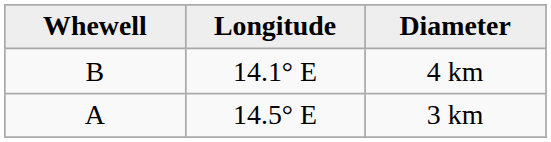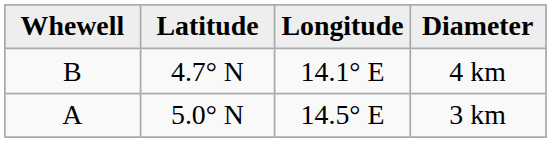+ column: (207, 26)
